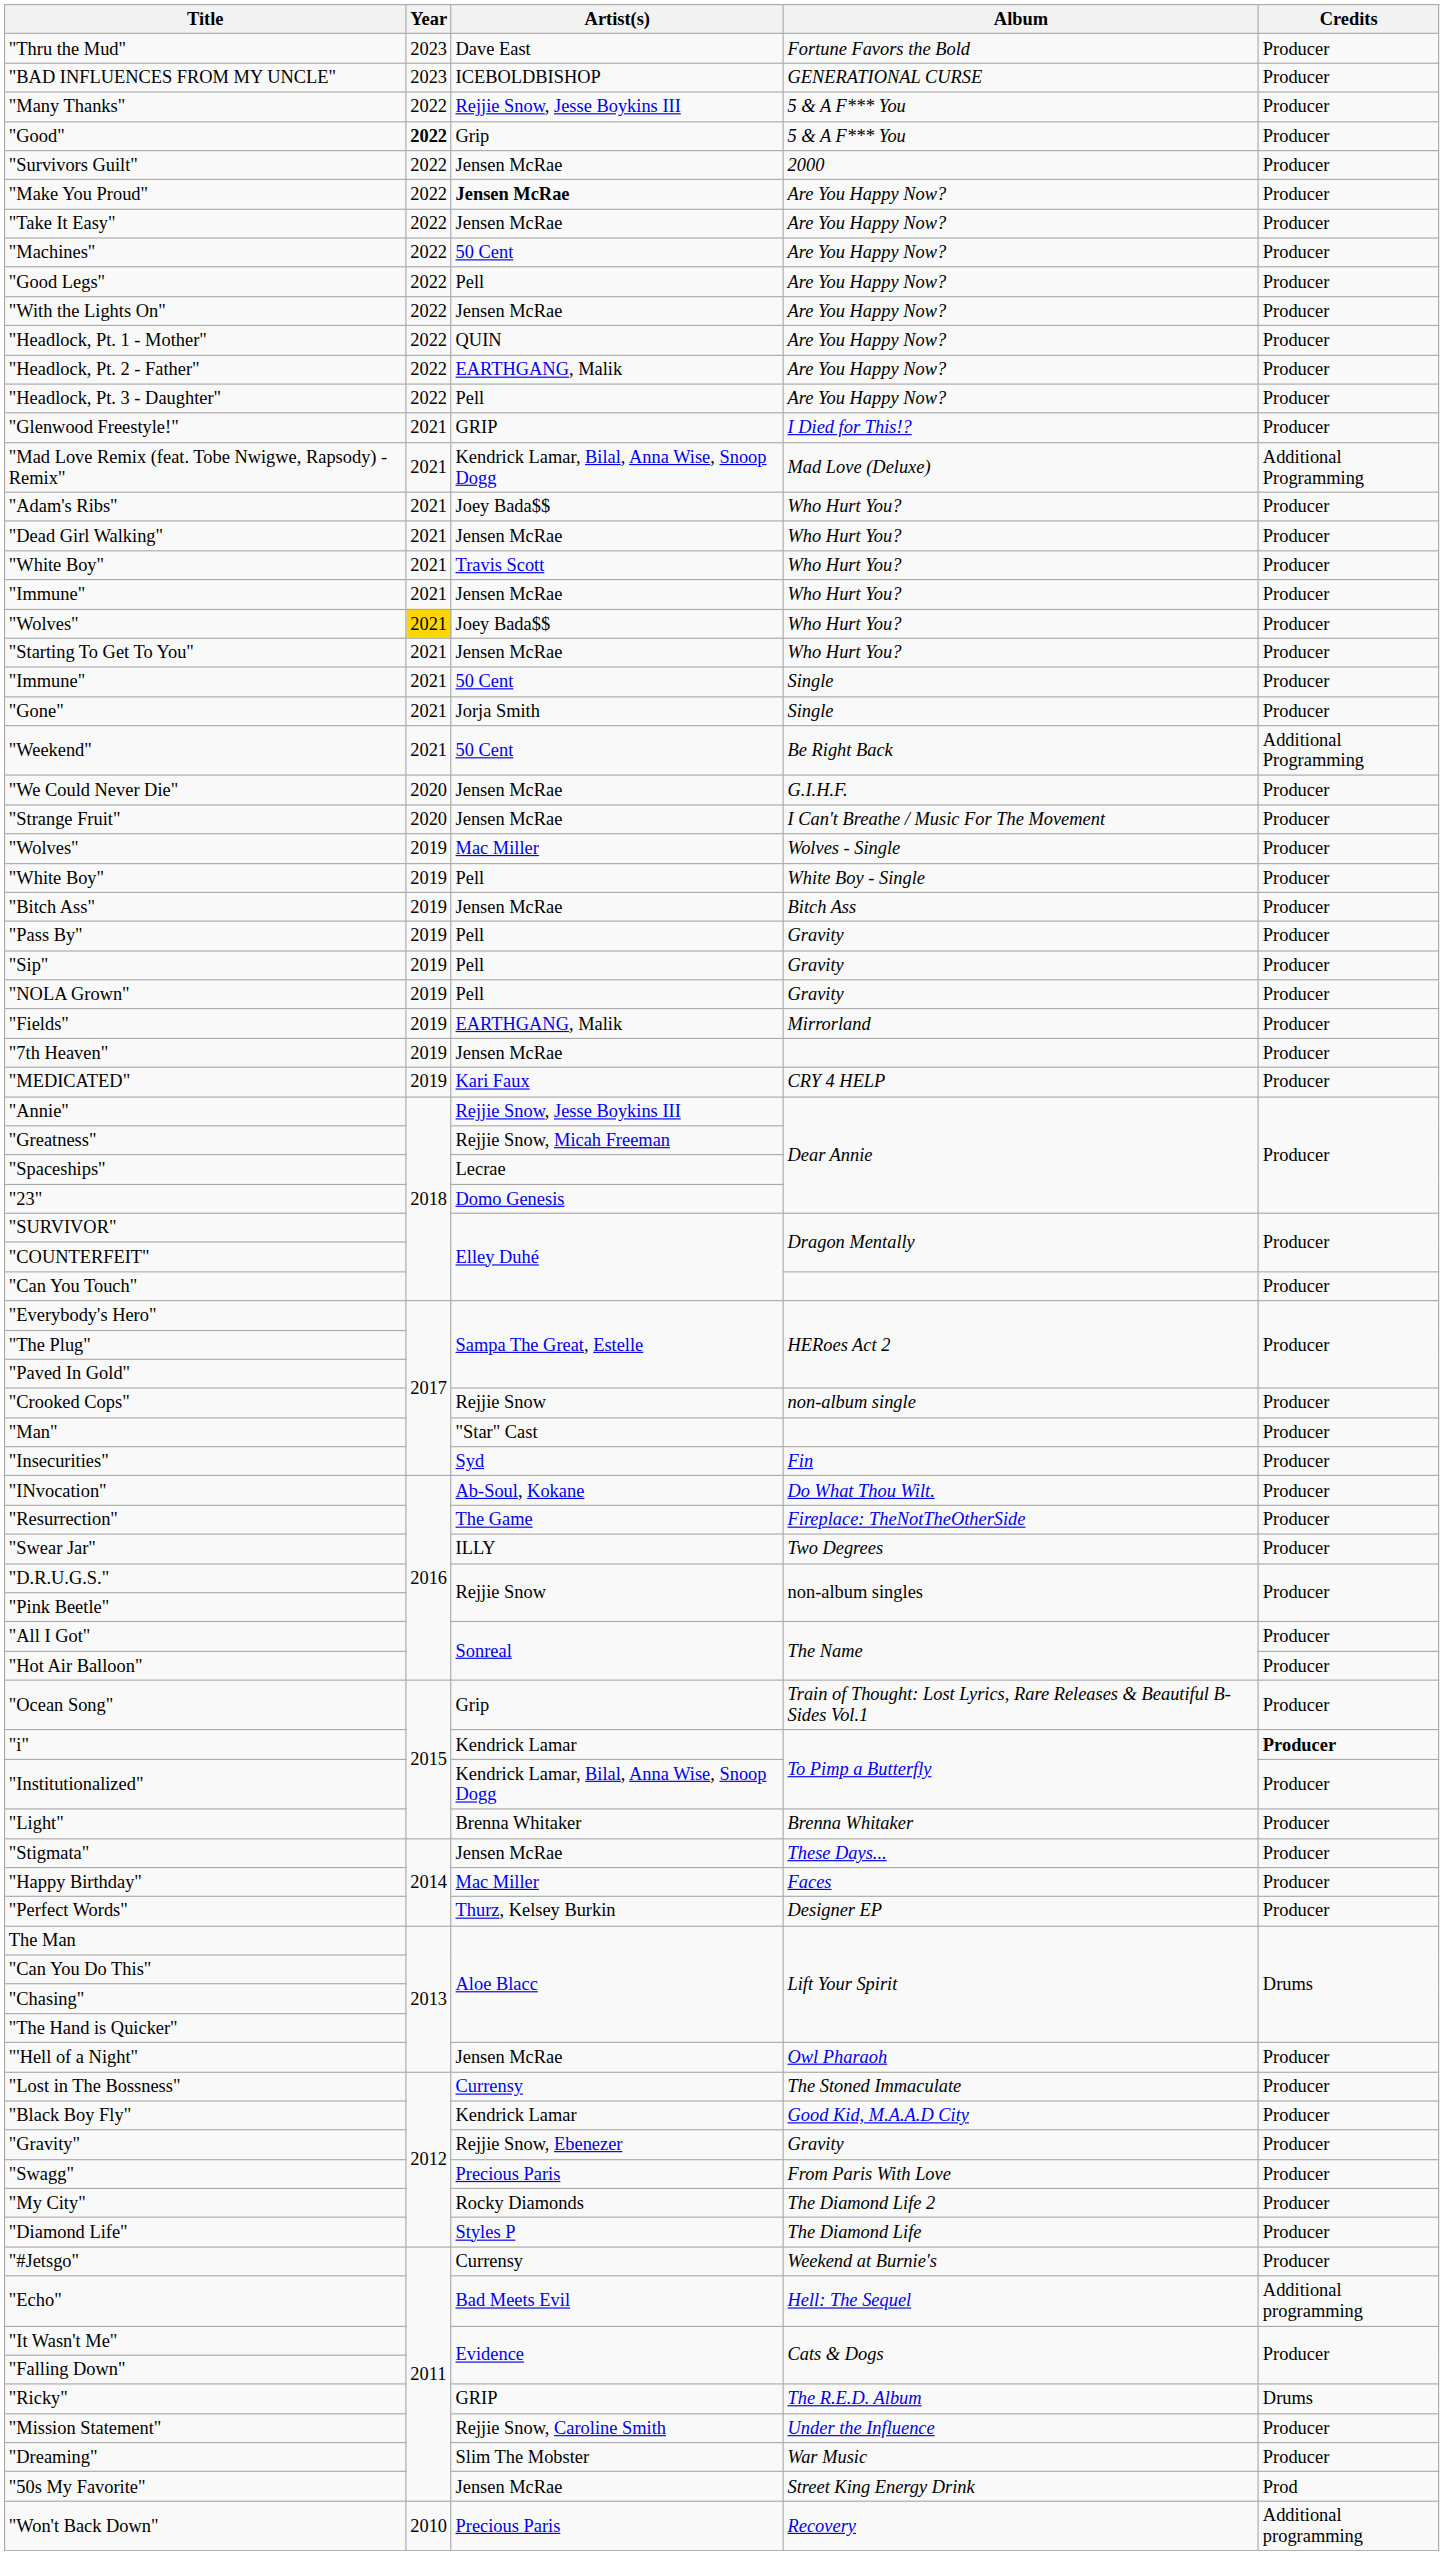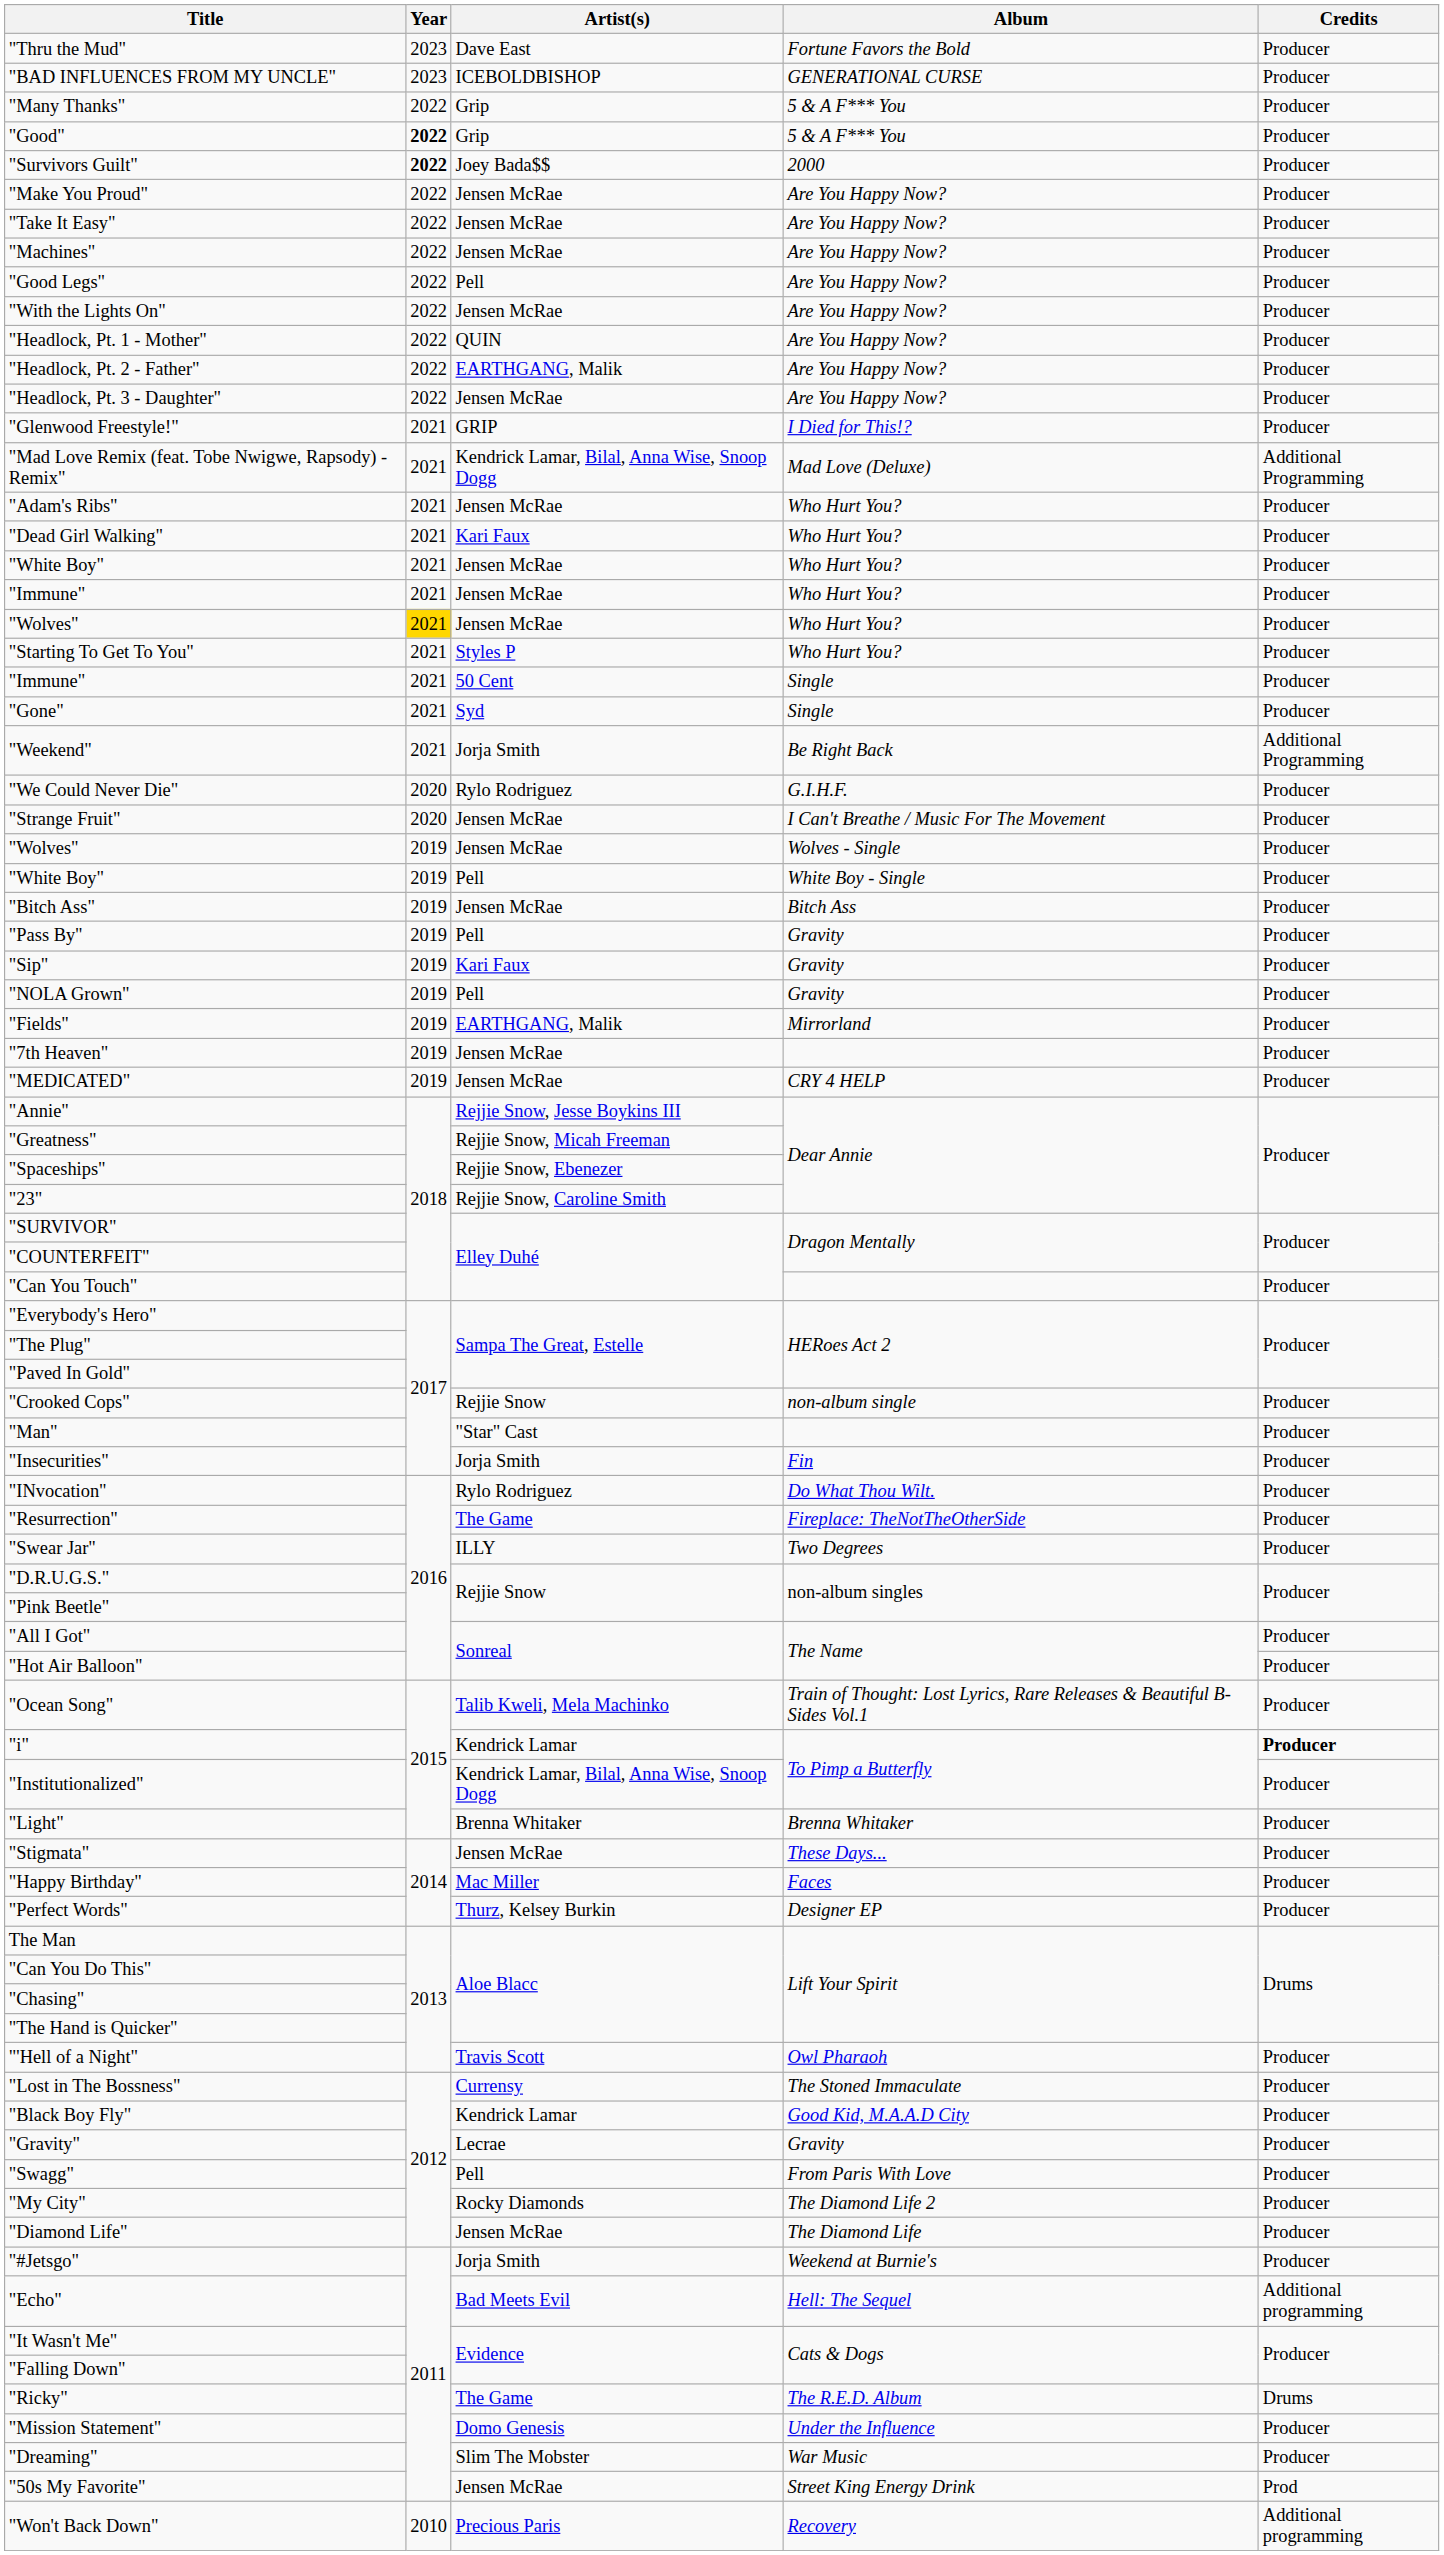(568, 106) Rejjie Snow, Jesse Boykins III -> (472, 106) Grip
(429, 164) normal -> (429, 164) bold
(509, 164) Jensen McRae -> (503, 164) Joey Bada$$
(513, 194) bold -> (509, 194) normal
(484, 252) 50 Cent -> (509, 252) Jensen McRae
(470, 398) Pell -> (509, 398) Jensen McRae
(503, 506) Joey Bada$$ -> (509, 506) Jensen McRae
(509, 535) Jensen McRae -> (493, 535) Kari Faux
(500, 565) Travis Scott -> (509, 565) Jensen McRae
(503, 623) Joey Bada$$ -> (509, 623) Jensen McRae
(509, 652) Jensen McRae -> (485, 652) Styles P
(498, 710) Jorja Smith -> (470, 710) Syd
(484, 750) 50 Cent -> (498, 750) Jorja Smith
(509, 790) Jensen McRae -> (514, 790) Rylo Rodriguez
(497, 848) Mac Miller -> (509, 848) Jensen McRae
(470, 965) Pell -> (493, 965) Kari Faux
(493, 1081) Kari Faux -> (509, 1081) Jensen McRae
(481, 1169) Lecrae -> (539, 1169) Rejjie Snow, Ebenezer
(510, 1198) Domo Genesis -> (561, 1198) Rejjie Snow, Caroline Smith
(470, 1461) Syd -> (498, 1461) Jorja Smith
(520, 1490) Ab-Soul, Kokane -> (514, 1490) Rylo Rodriguez
(472, 1704) Grip -> (562, 1704) Talib Kweli, Mela Machinko
(509, 2057) Jensen McRae -> (500, 2057) Travis Scott
(539, 2144) Rejjie Snow, Ebenezer -> (481, 2144) Lecrae
(508, 2173) Precious Paris -> (470, 2173) Pell
(485, 2232) Styles P -> (509, 2232) Jensen McRae
(489, 2261) Currensy -> (498, 2261) Jorja Smith
(477, 2398) GRIP -> (494, 2398) The Game
(561, 2427) Rejjie Snow, Caroline Smith -> (510, 2427) Domo Genesis
